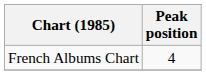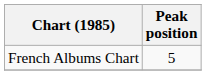(172, 57) 4 -> (172, 57) 5
